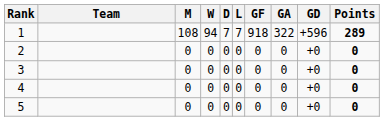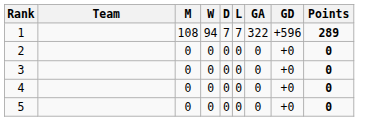- column: (258, 14)
